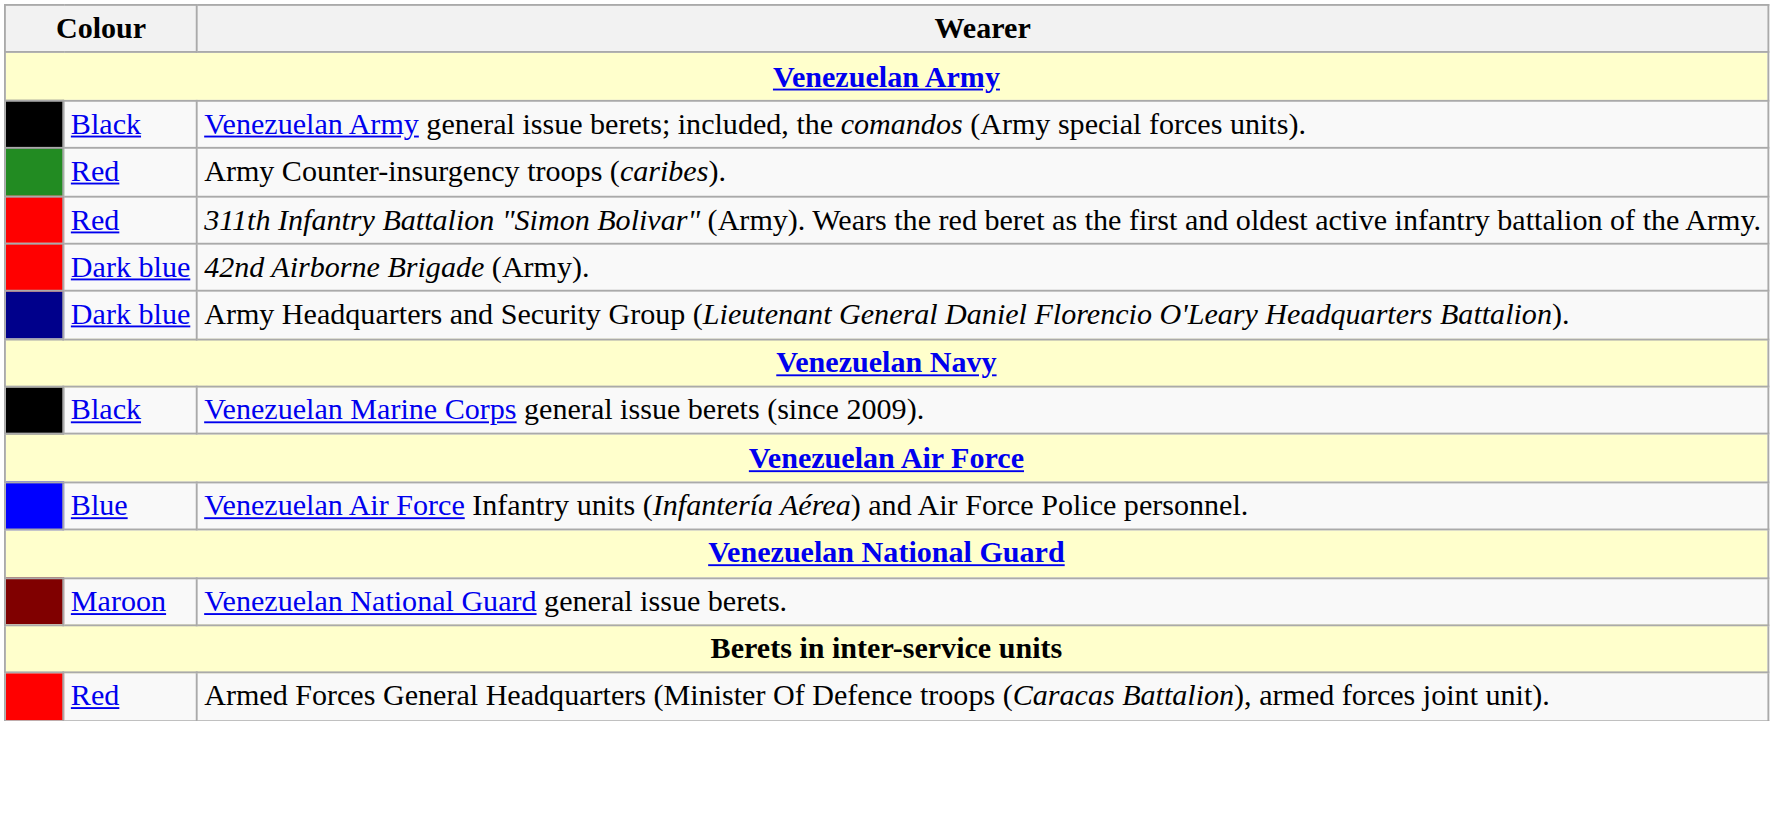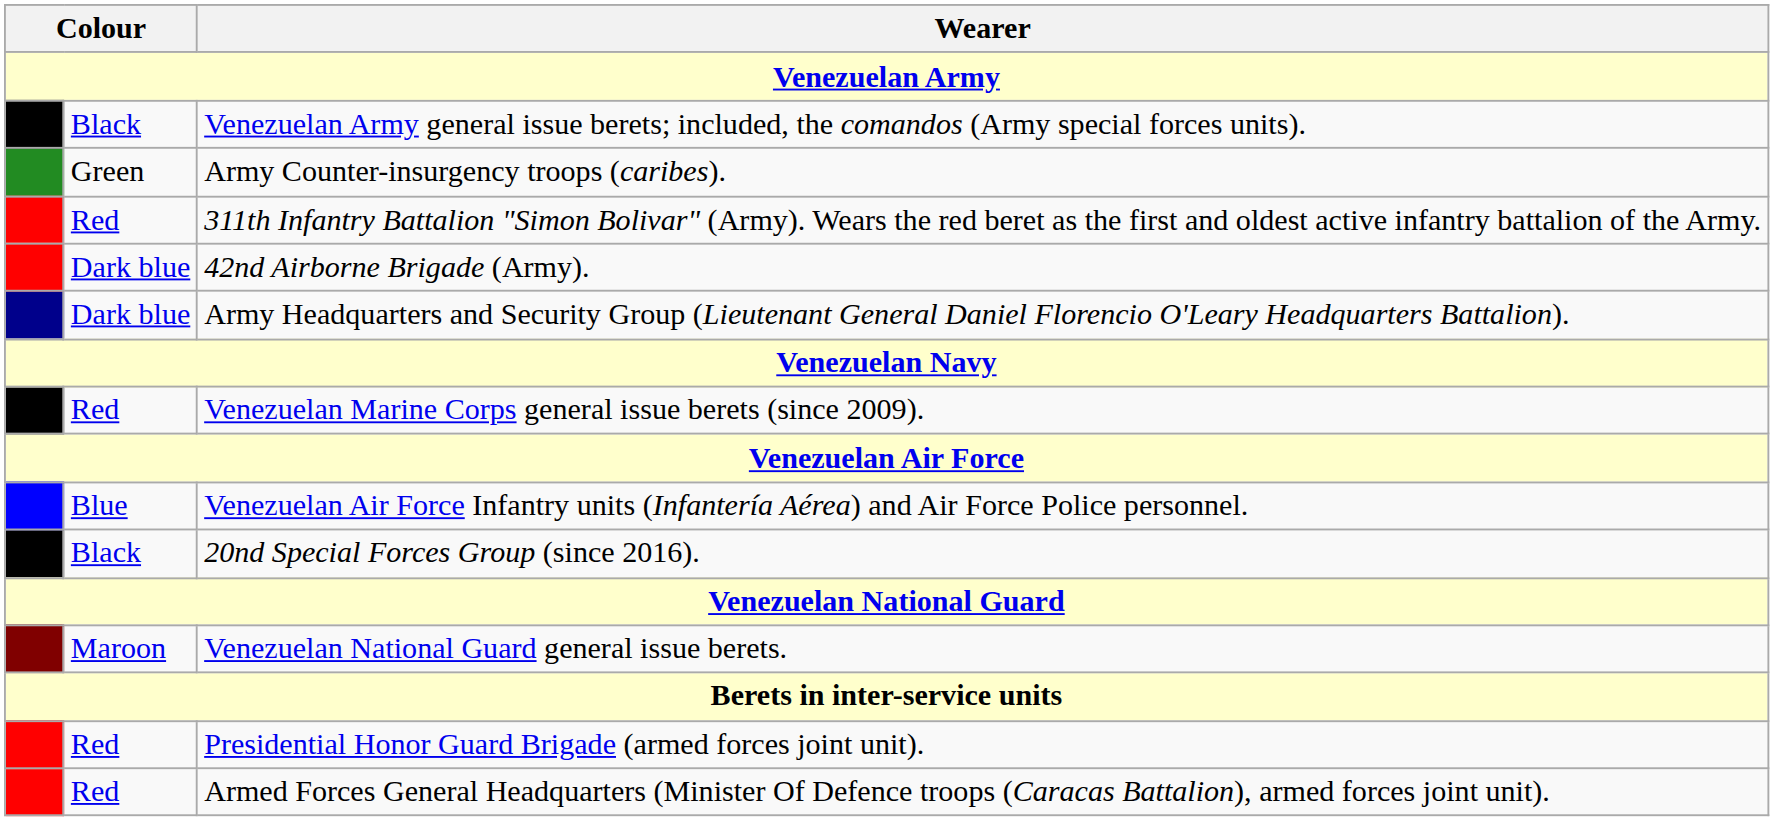(95, 171) Red -> (108, 171) Green
(106, 409) Black -> (95, 409) Red
+ row: (452, 553)
+ row: (564, 743)
